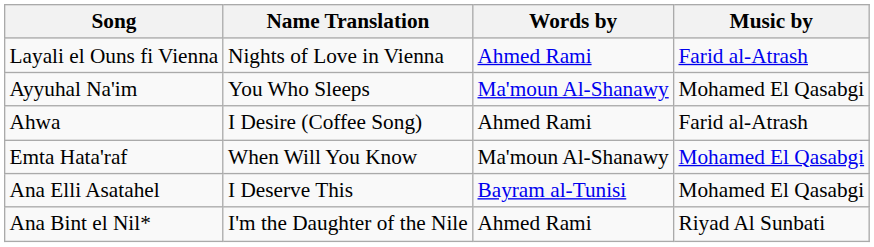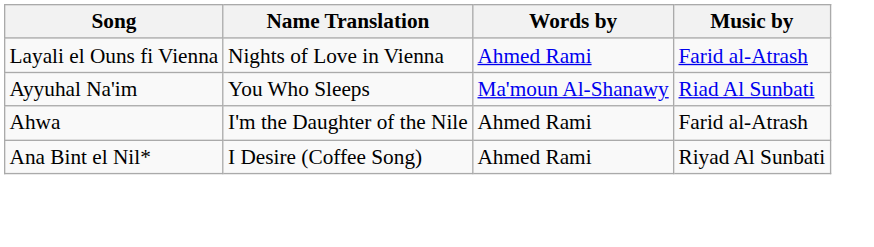(771, 88) Mohamed El Qasabgi -> (747, 88) Riad Al Sunbati
(325, 122) I Desire (Coffee Song) -> (348, 122) I'm the Daughter of the Nile
- row: (68, 156)
- row: (85, 190)
(348, 223) I'm the Daughter of the Nile -> (325, 156) I Desire (Coffee Song)
